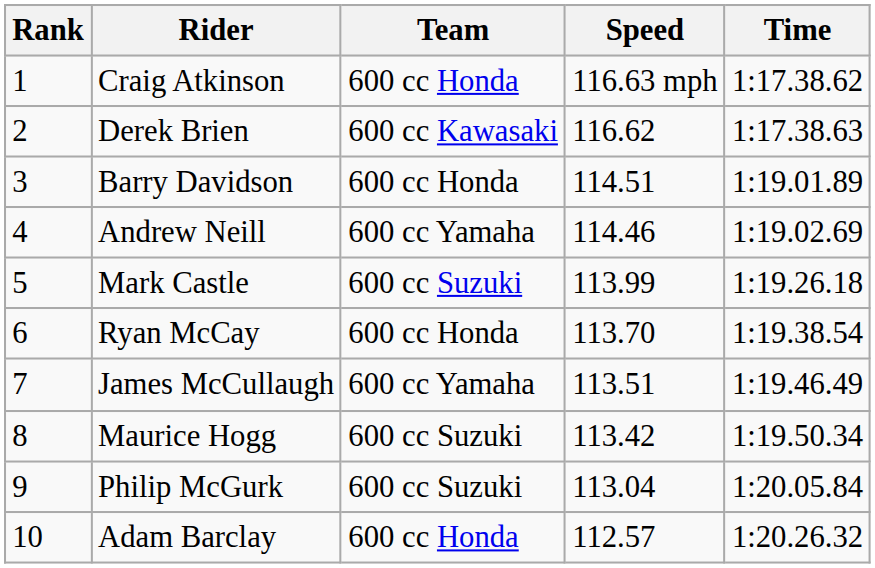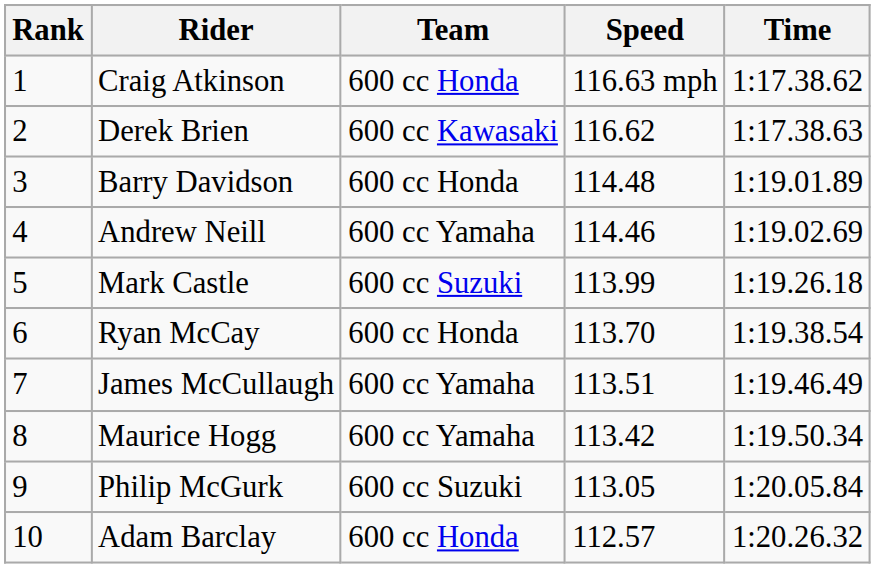(614, 181) 114.51 -> (614, 181) 114.48
(435, 435) 600 cc Suzuki -> (442, 435) 600 cc Yamaha
(614, 485) 113.04 -> (614, 485) 113.05
